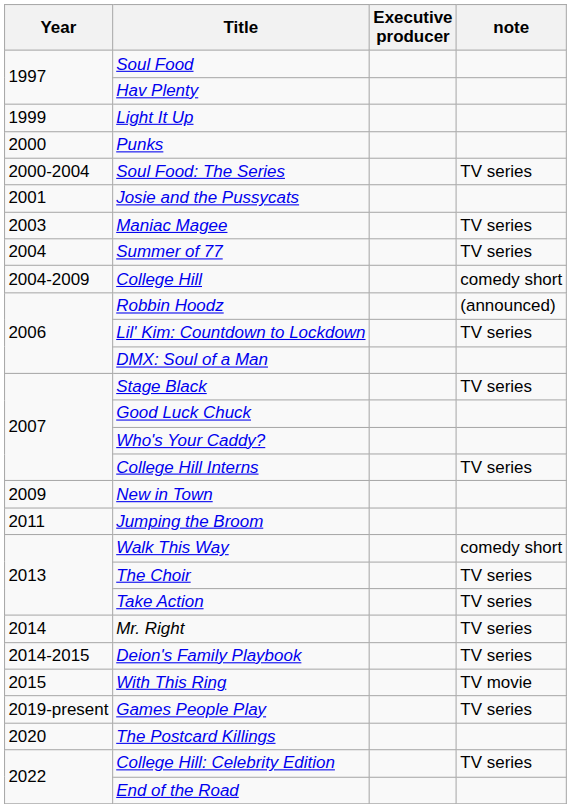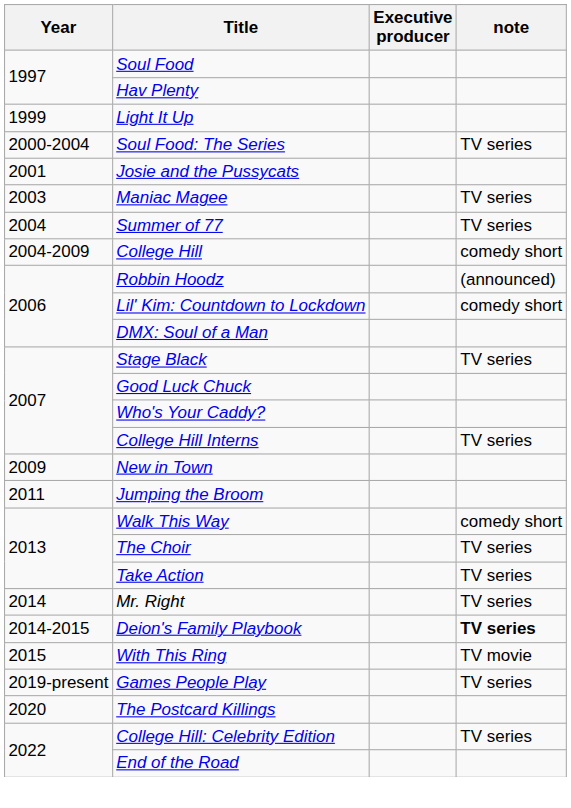- row: (140, 144)
(496, 332) TV series -> (511, 306) comedy short
(496, 655) normal -> (498, 628) bold
